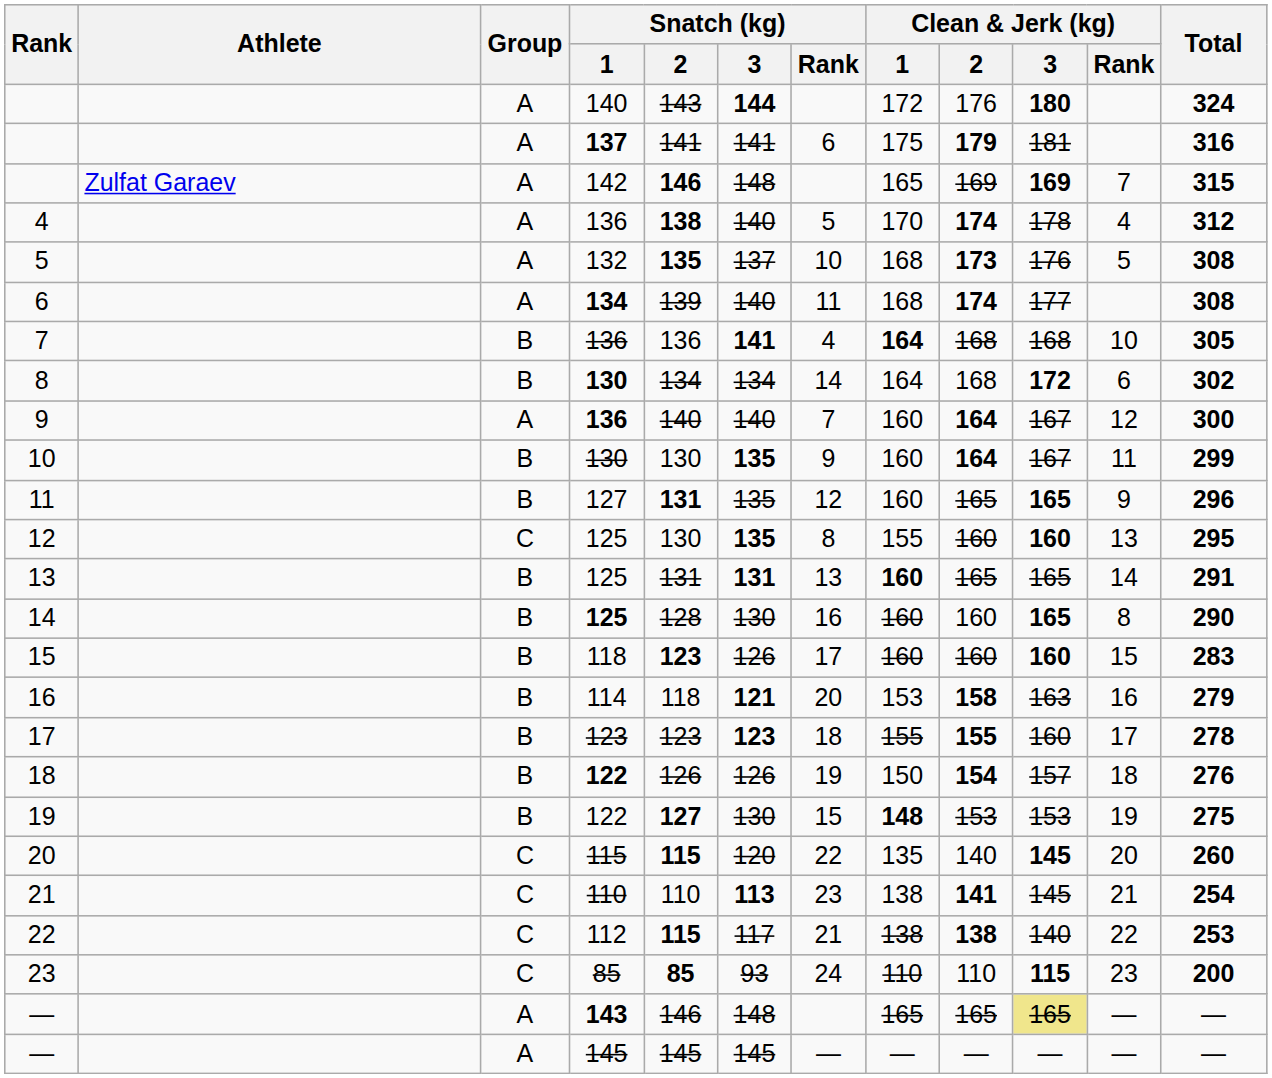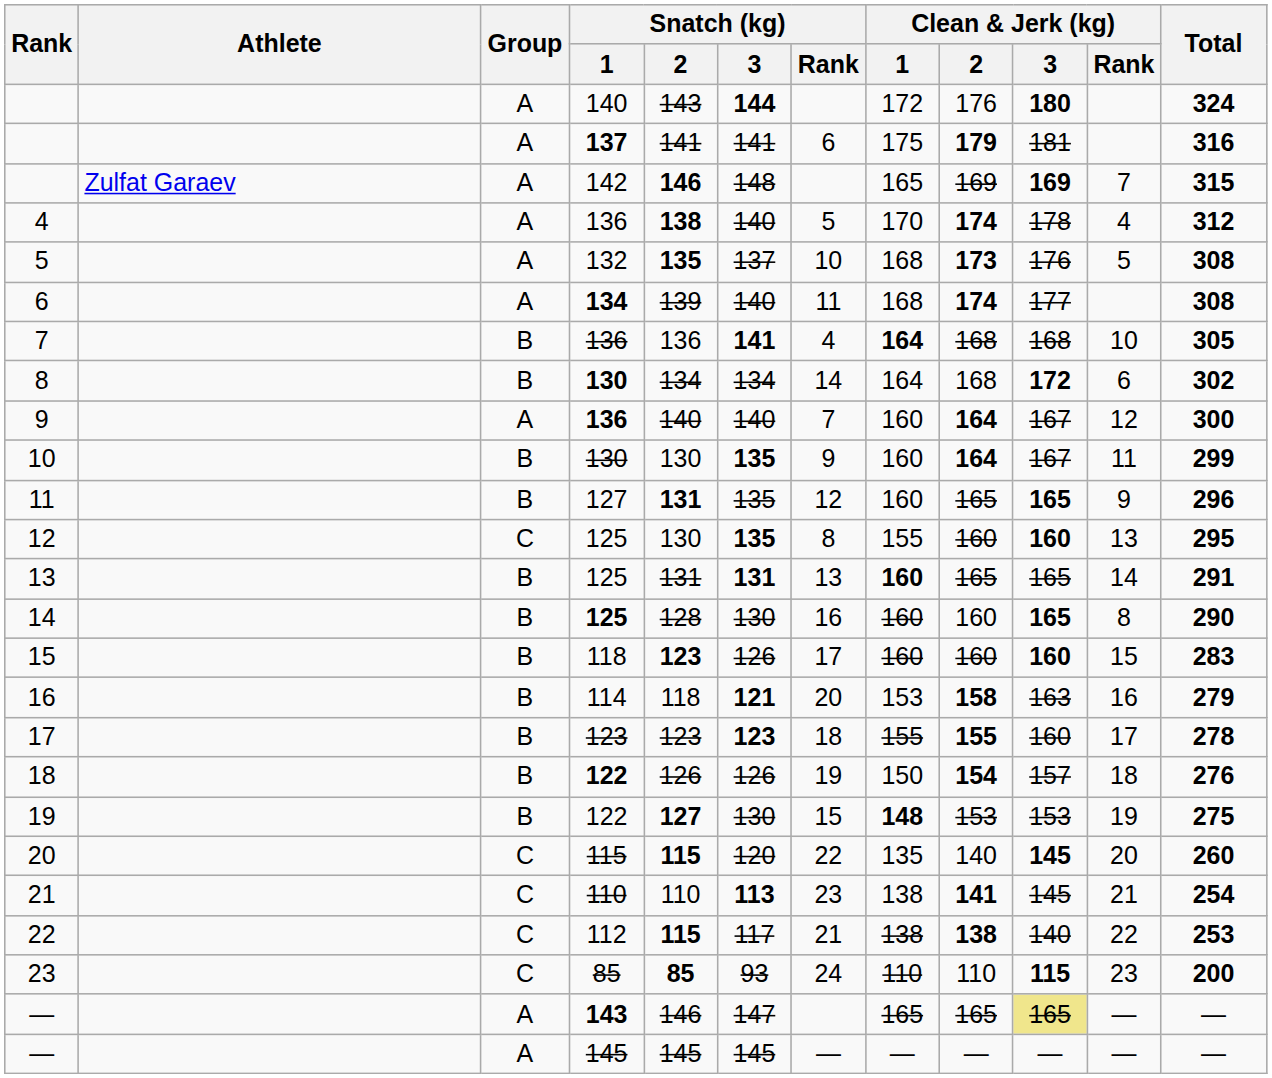(754, 1013) 148 -> (754, 1013) 147
